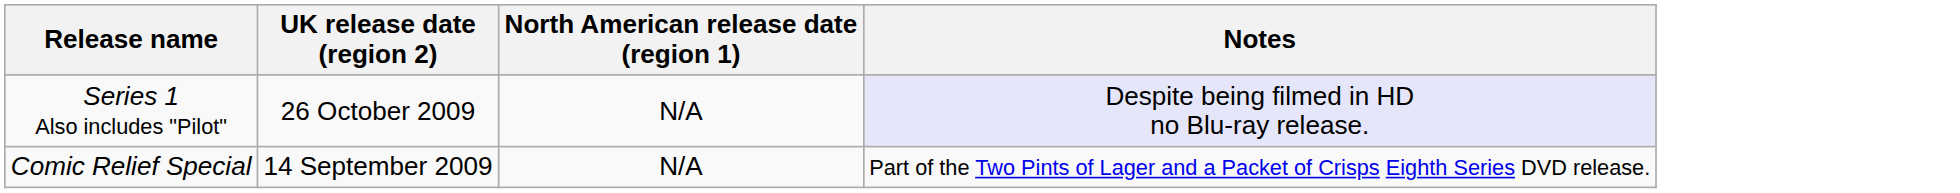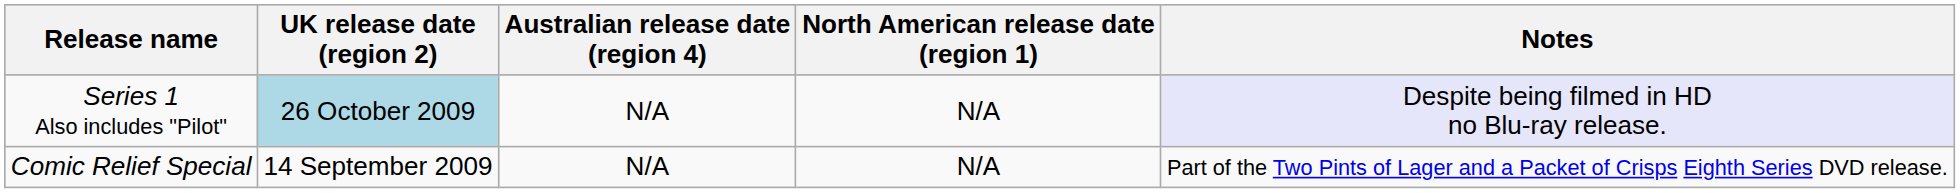+ column: (647, 39)
(378, 110) no background -> (378, 110) lightblue background
